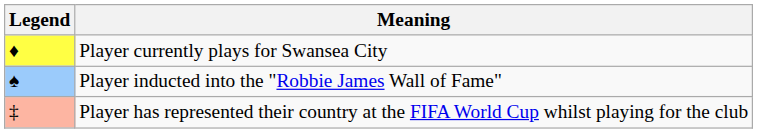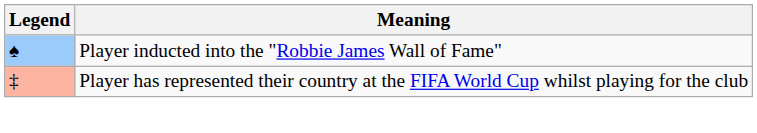- row: (233, 50)
